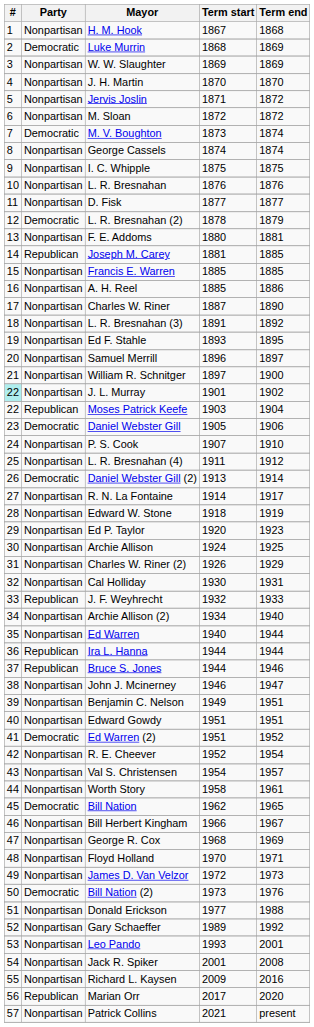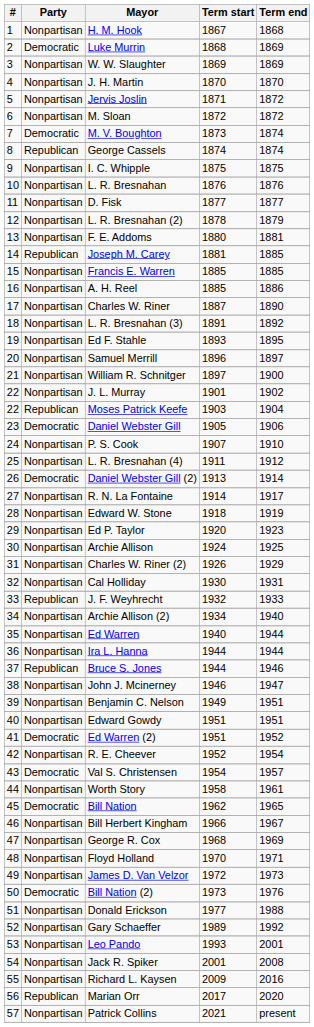(53, 151) Nonpartisan -> (51, 151) Republican
(51, 220) Democratic -> (53, 220) Nonpartisan
(13, 392) paleturquoise background -> (13, 392) no background
(51, 651) Republican -> (53, 651) Nonpartisan
(53, 772) Nonpartisan -> (51, 772) Democratic
